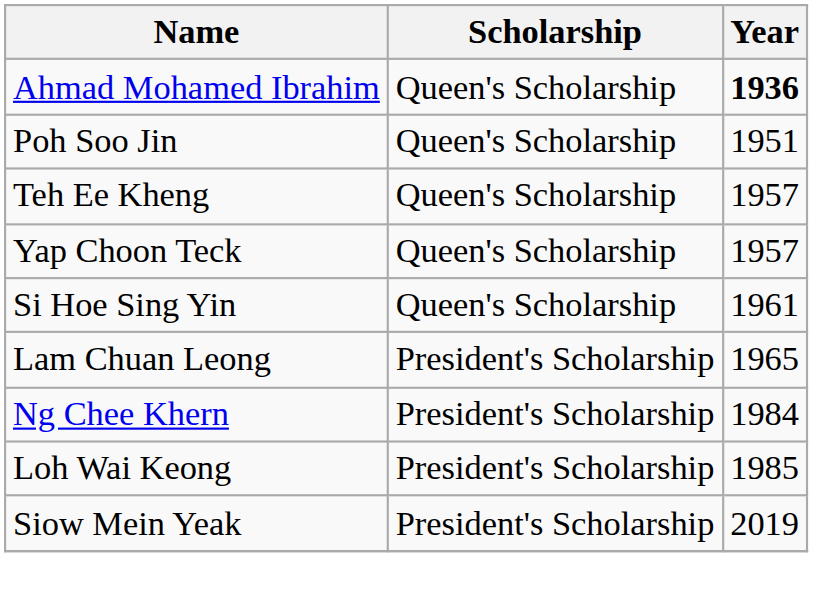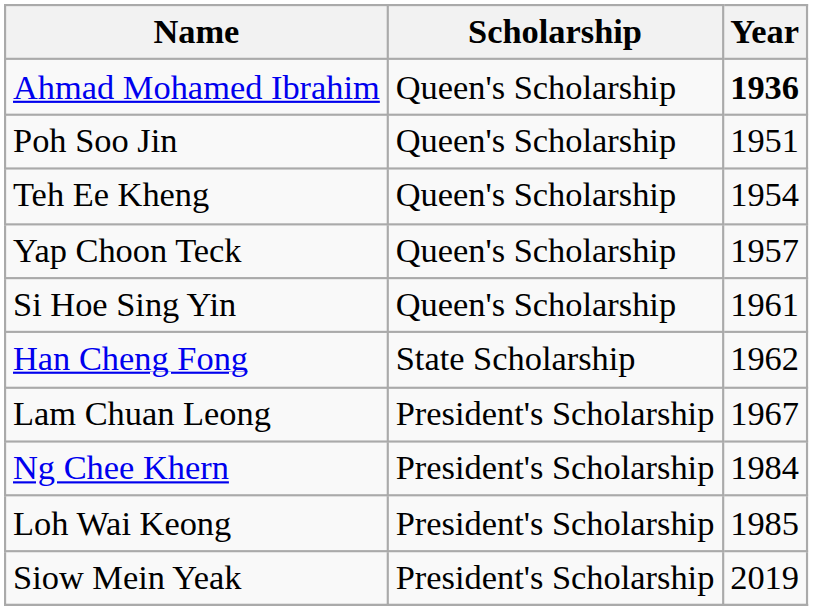(765, 195) 1957 -> (765, 195) 1954
+ row: (131, 359)
(765, 359) 1965 -> (765, 413) 1967
